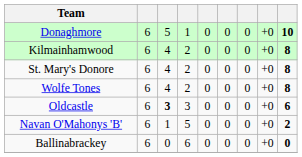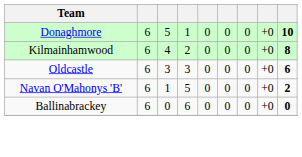- row: (71, 69)
- row: (71, 87)
(167, 106) bold -> (167, 69) normal
